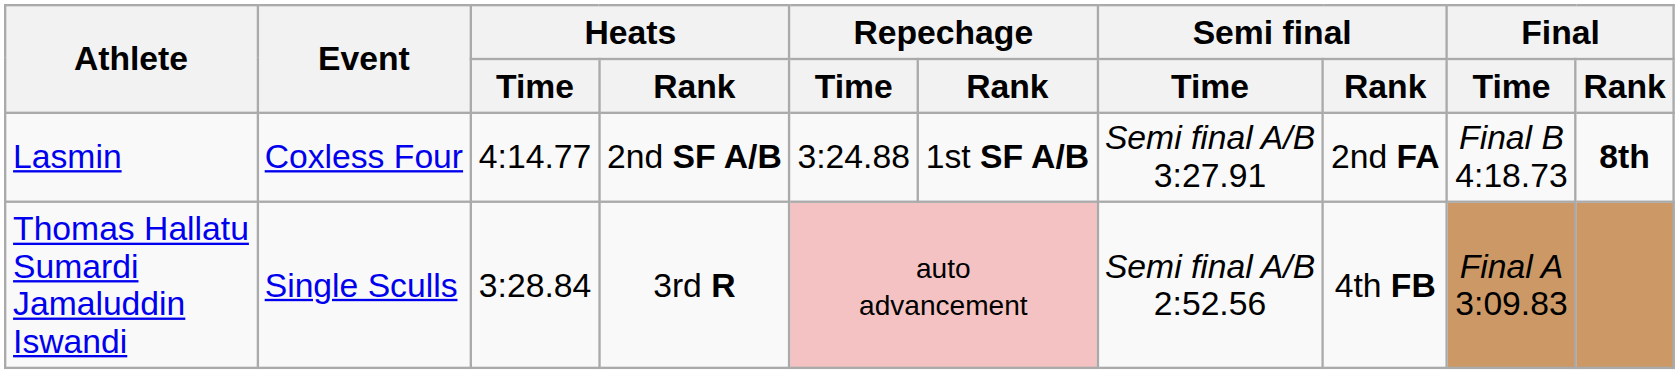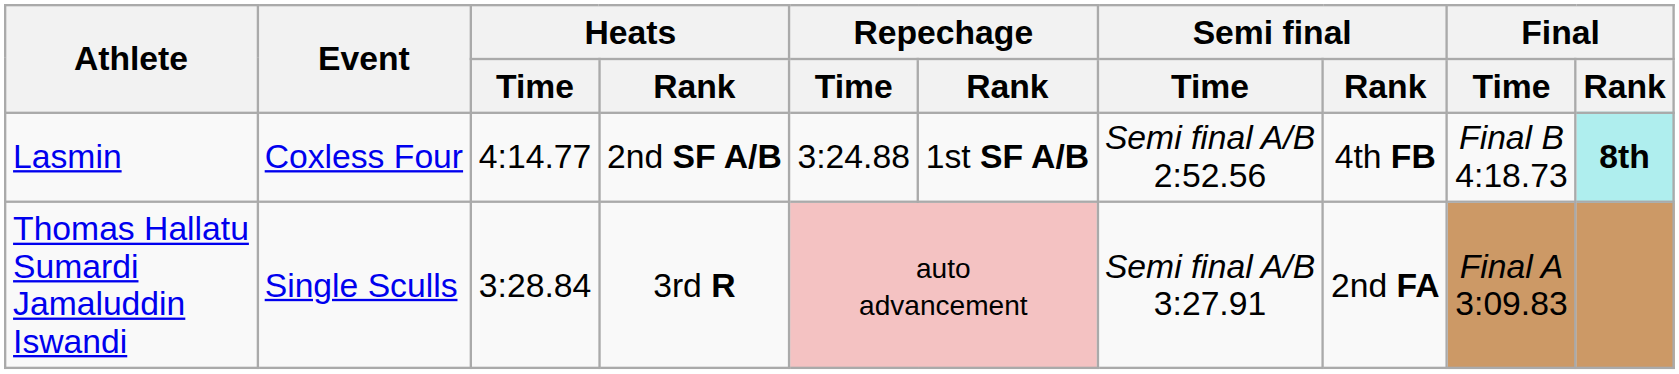(1210, 157) Semi final A/B 3:27.91 -> (1210, 157) Semi final A/B 2:52.56
(1385, 157) 2nd FA -> (1385, 157) 4th FB
(1625, 157) no background -> (1625, 157) paleturquoise background
(1210, 285) Semi final A/B 2:52.56 -> (1210, 285) Semi final A/B 3:27.91
(1385, 285) 4th FB -> (1385, 285) 2nd FA
